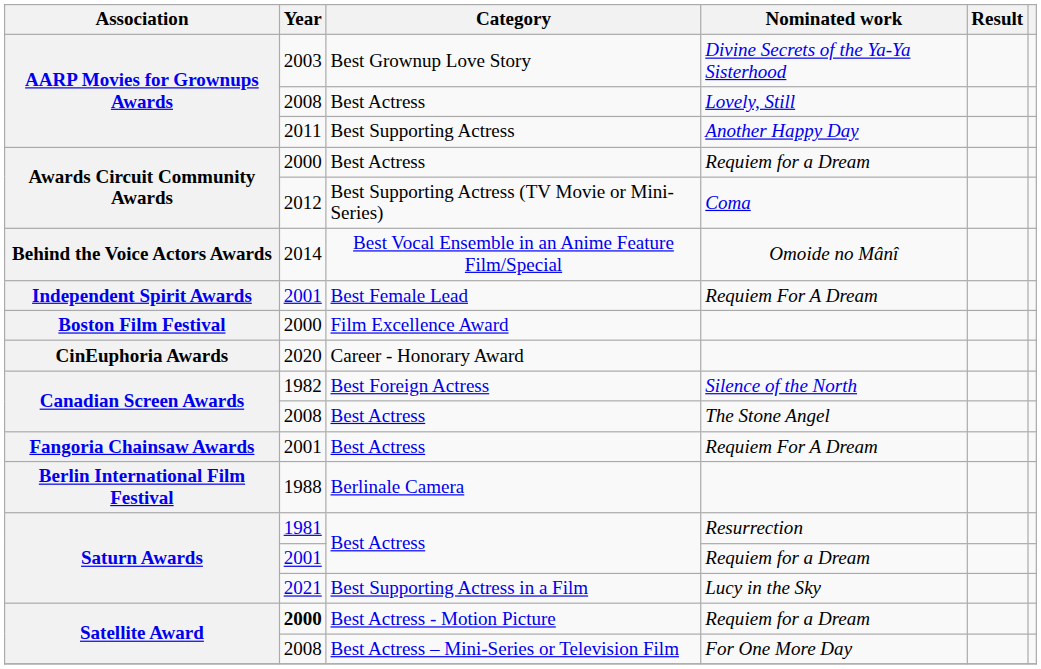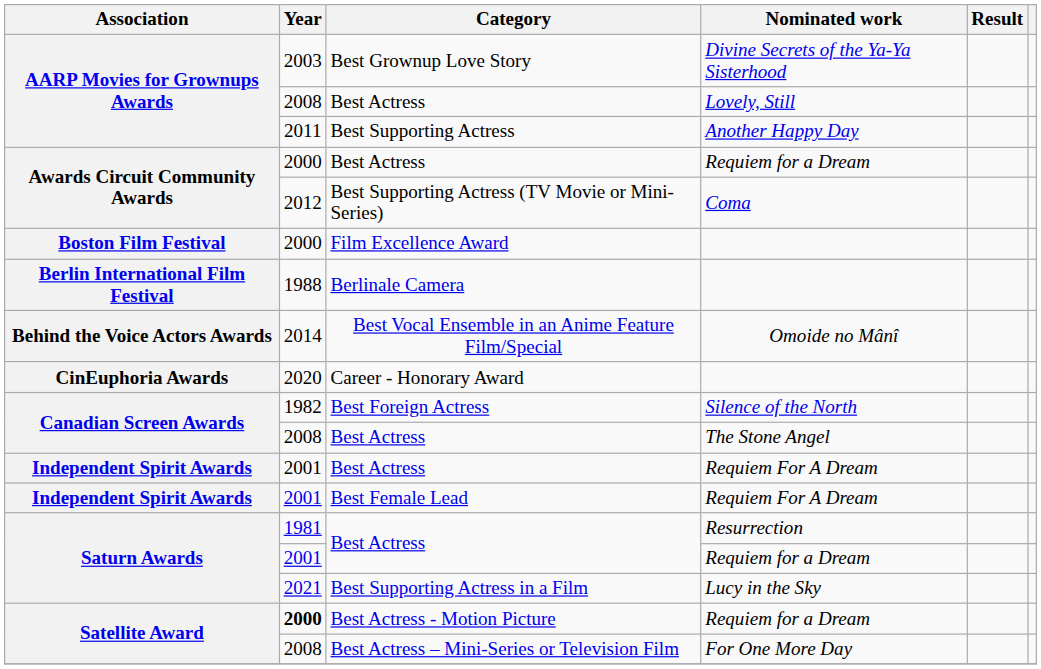rows swapped: (513, 254) <-> (420, 325)
rows swapped: (397, 487) <-> (399, 295)
(142, 446) Fangoria Chainsaw Awards -> (142, 467) Independent Spirit Awards
